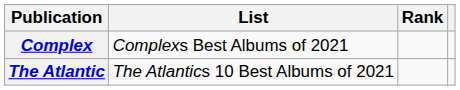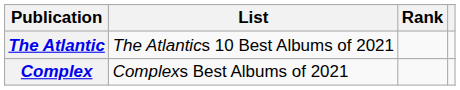rows swapped: (57, 71) <-> (57, 44)
